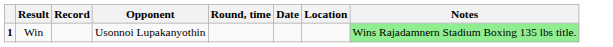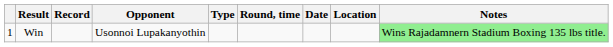+ column: (223, 14)
(10, 32) bold -> (10, 32) normal
